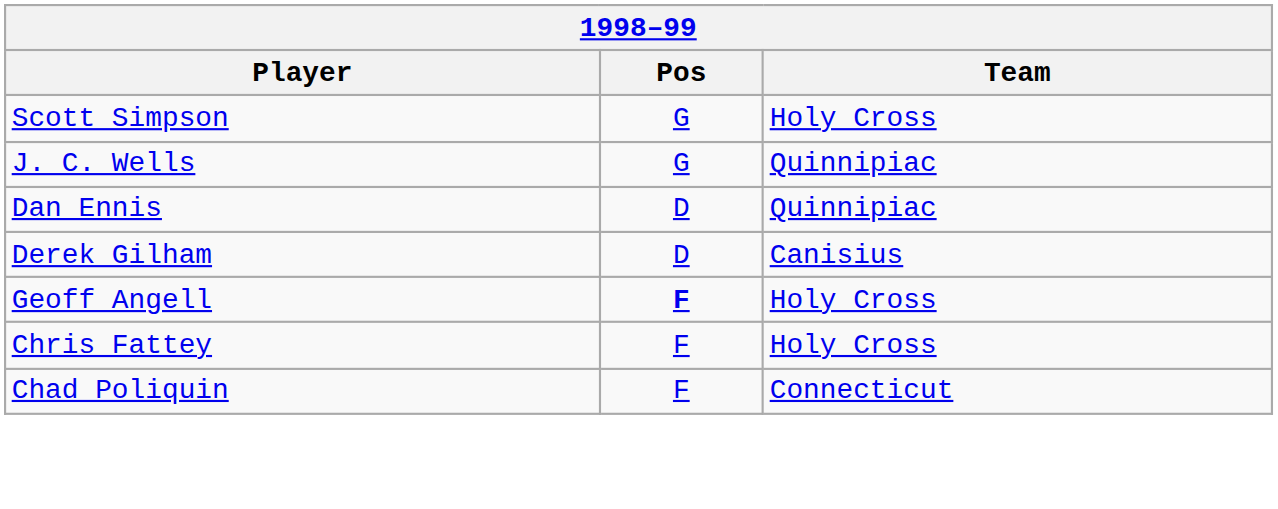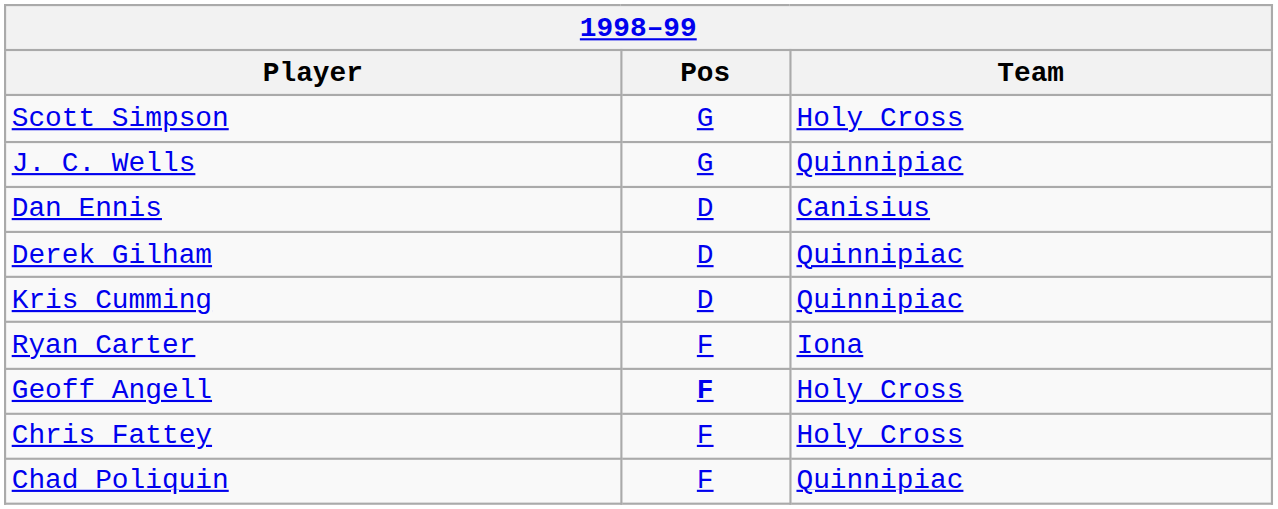(853, 209) Quinnipiac -> (863, 209) Canisius
(836, 254) Canisius -> (880, 254) Quinnipiac
+ row: (112, 300)
+ row: (104, 345)
(862, 390) Connecticut -> (880, 481) Quinnipiac
